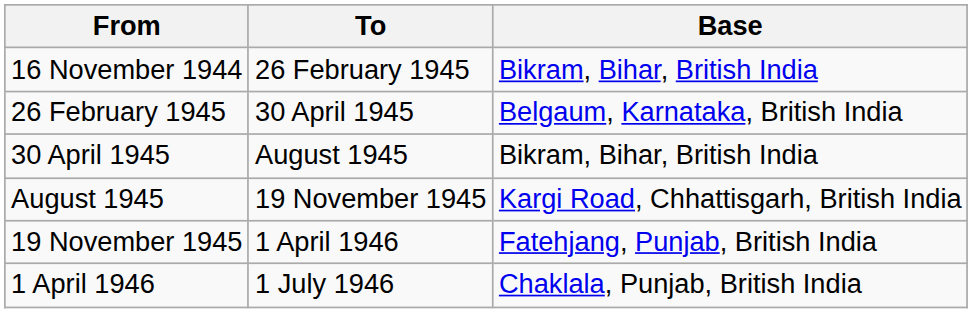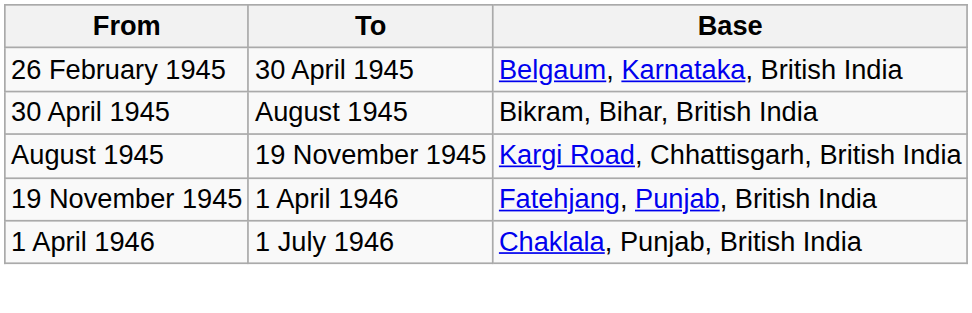- row: (127, 69)
